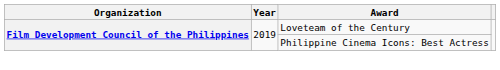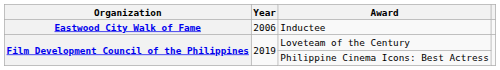+ row: (303, 27)
